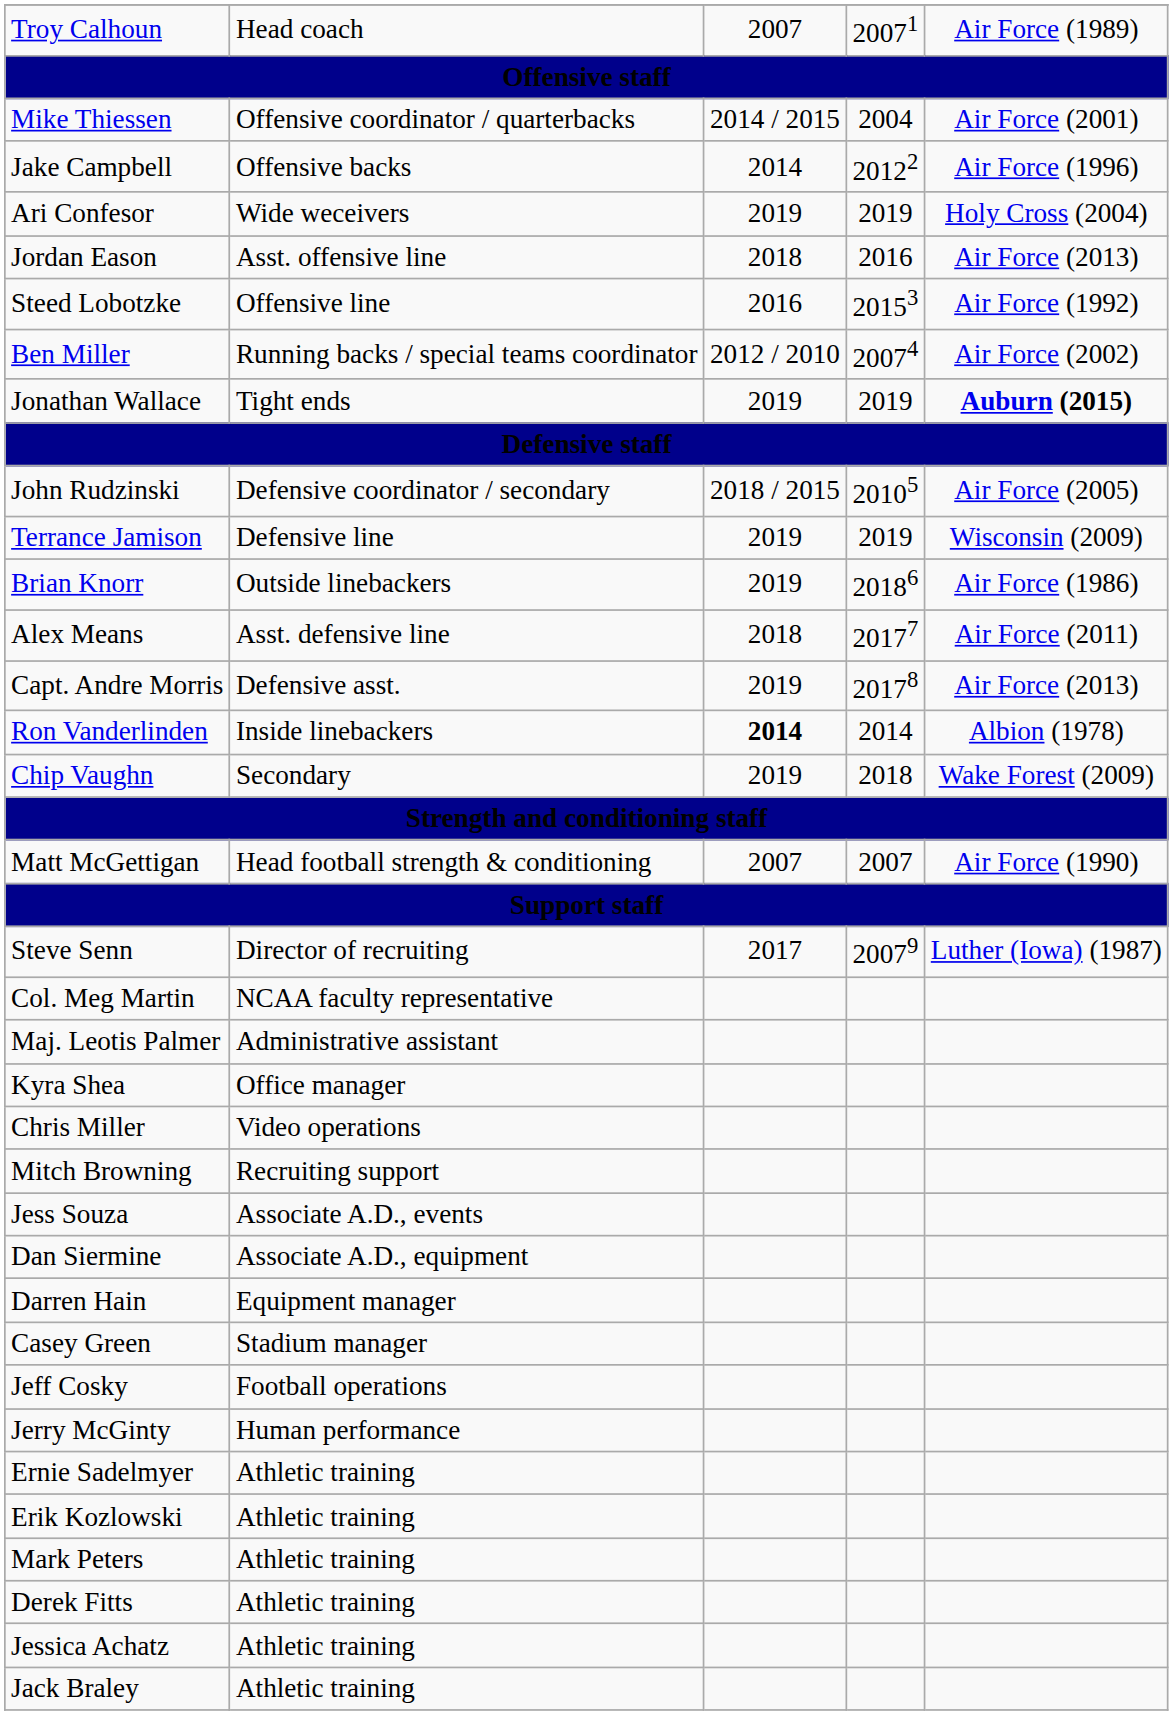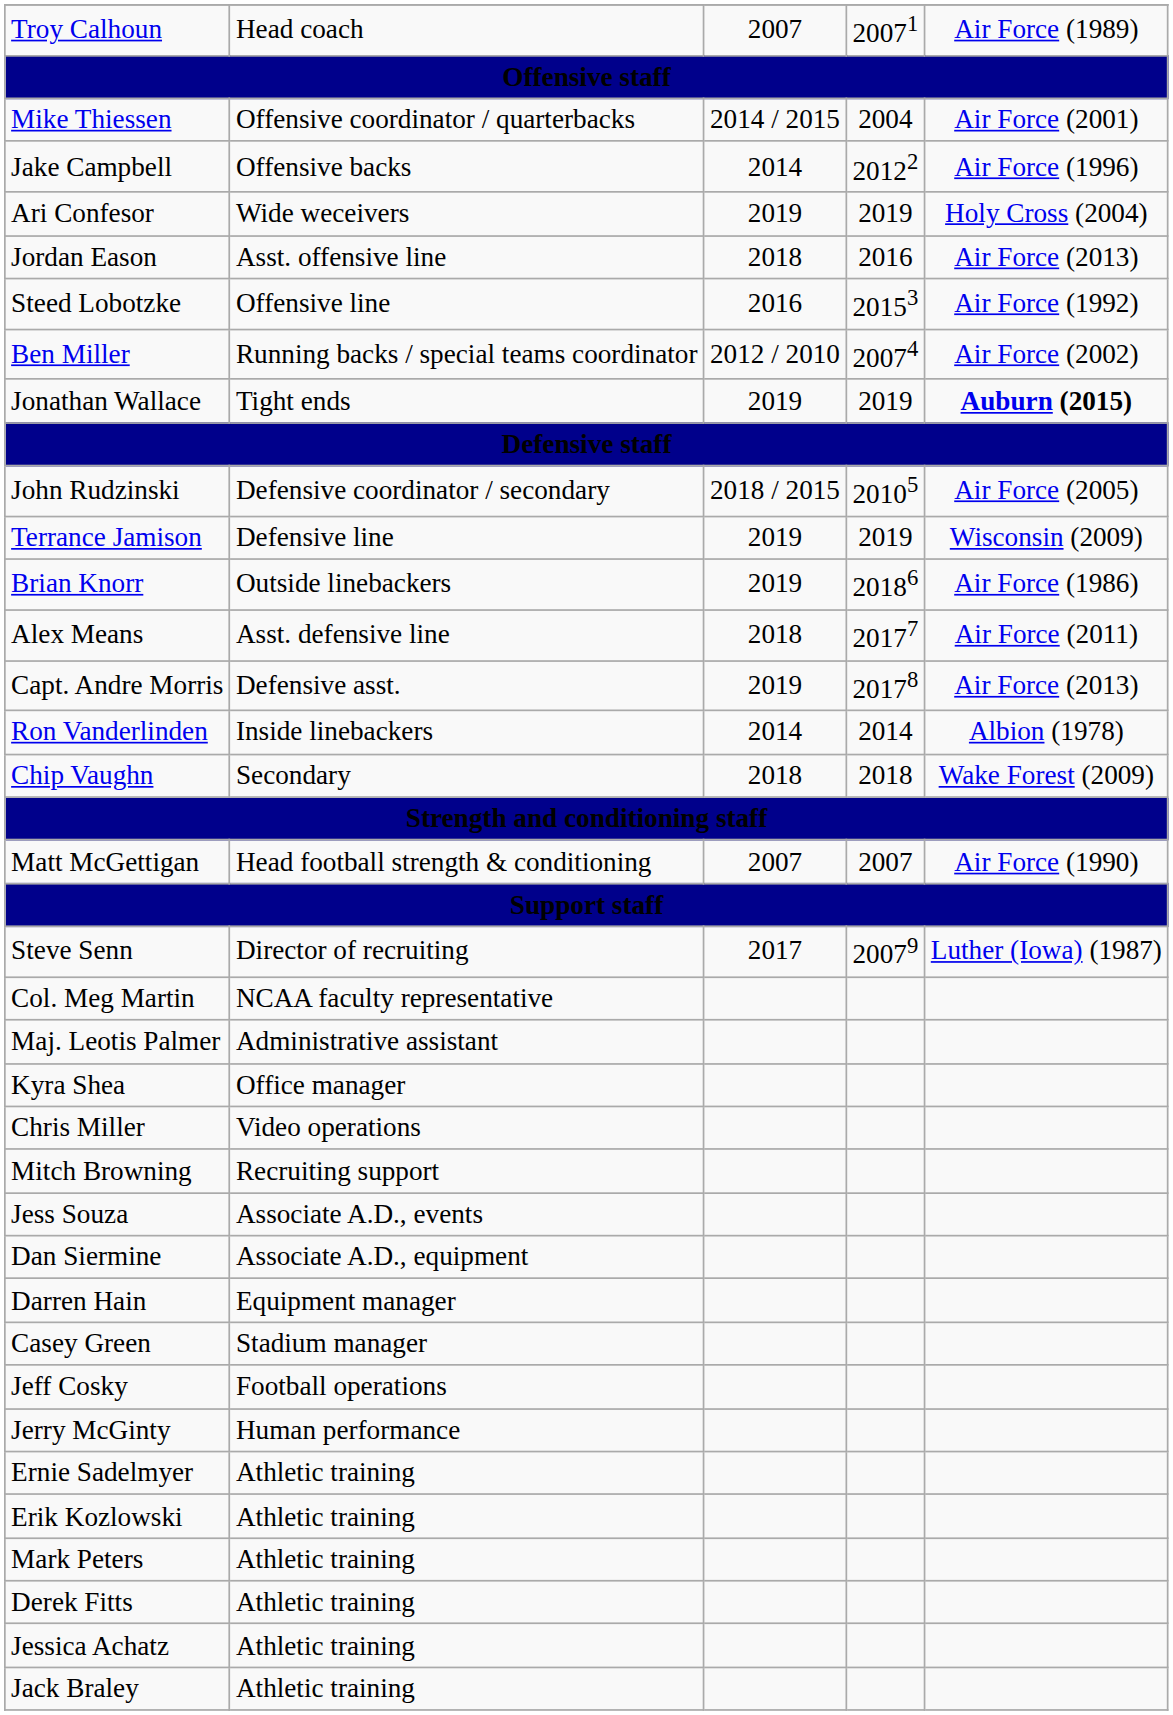(775, 731) bold -> (775, 731) normal
(775, 775) 2019 -> (775, 775) 2018
